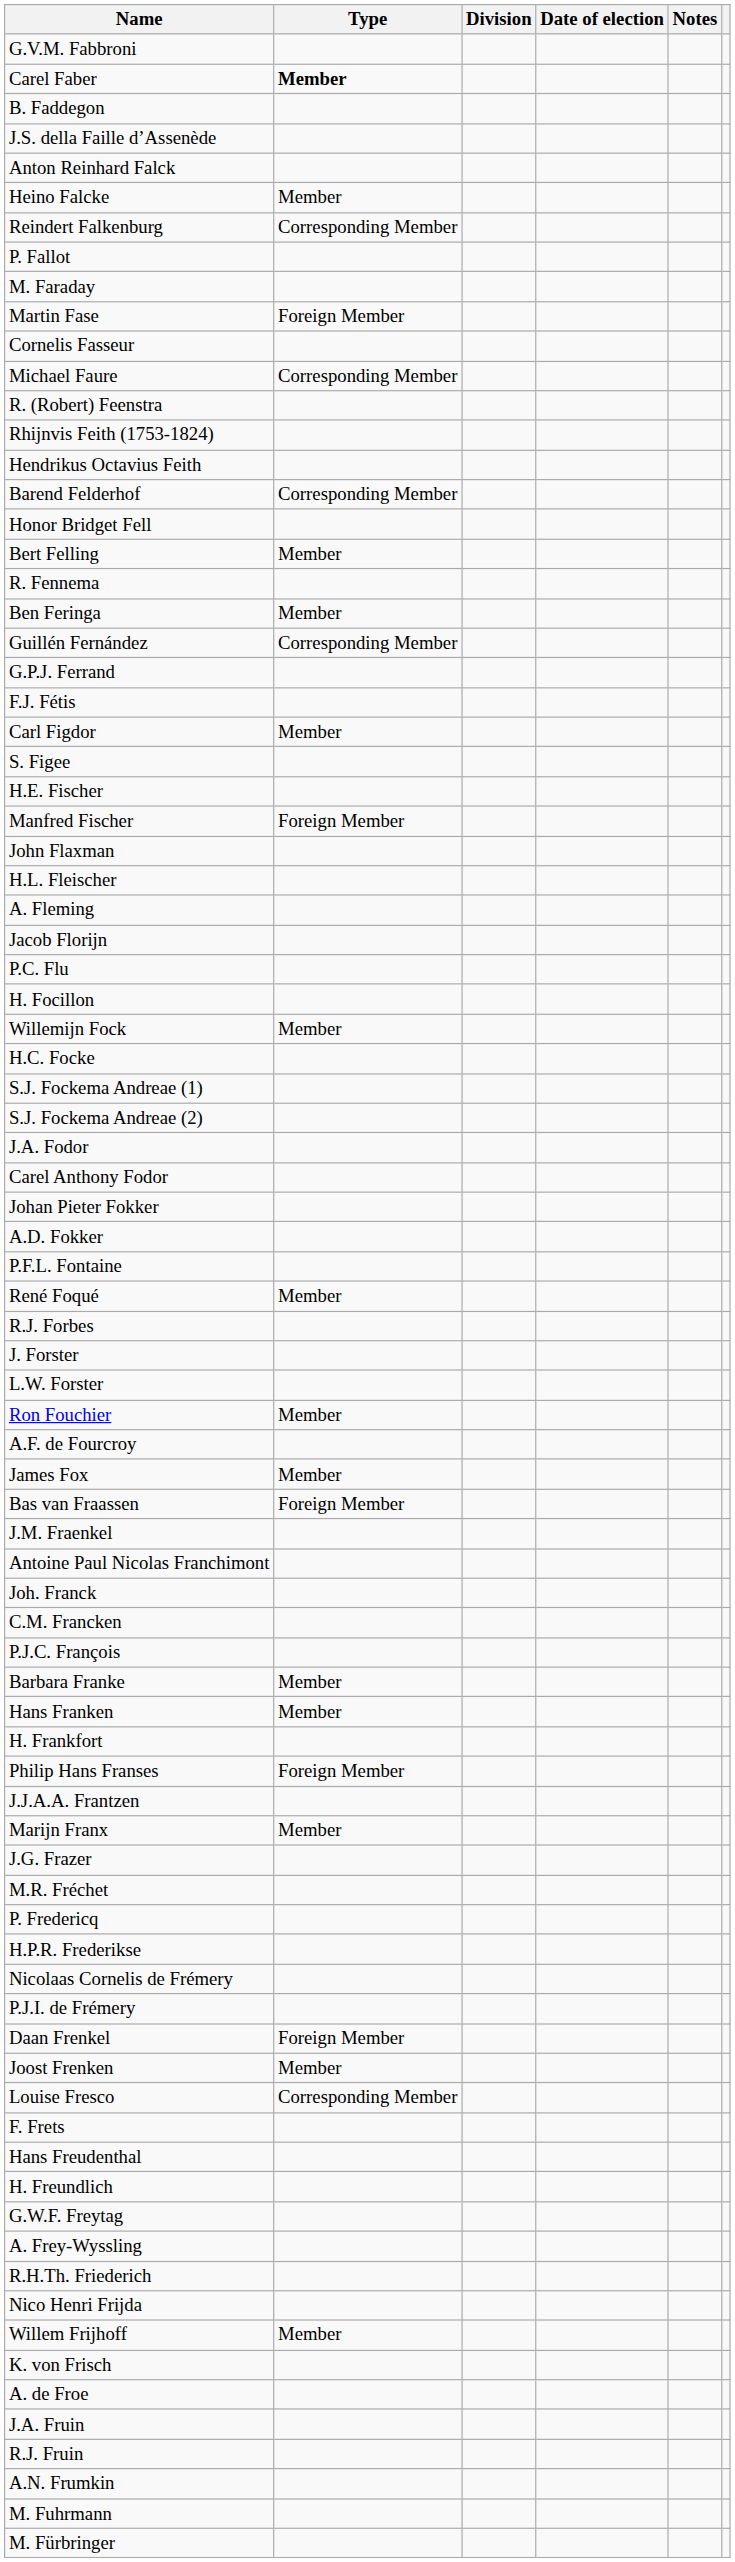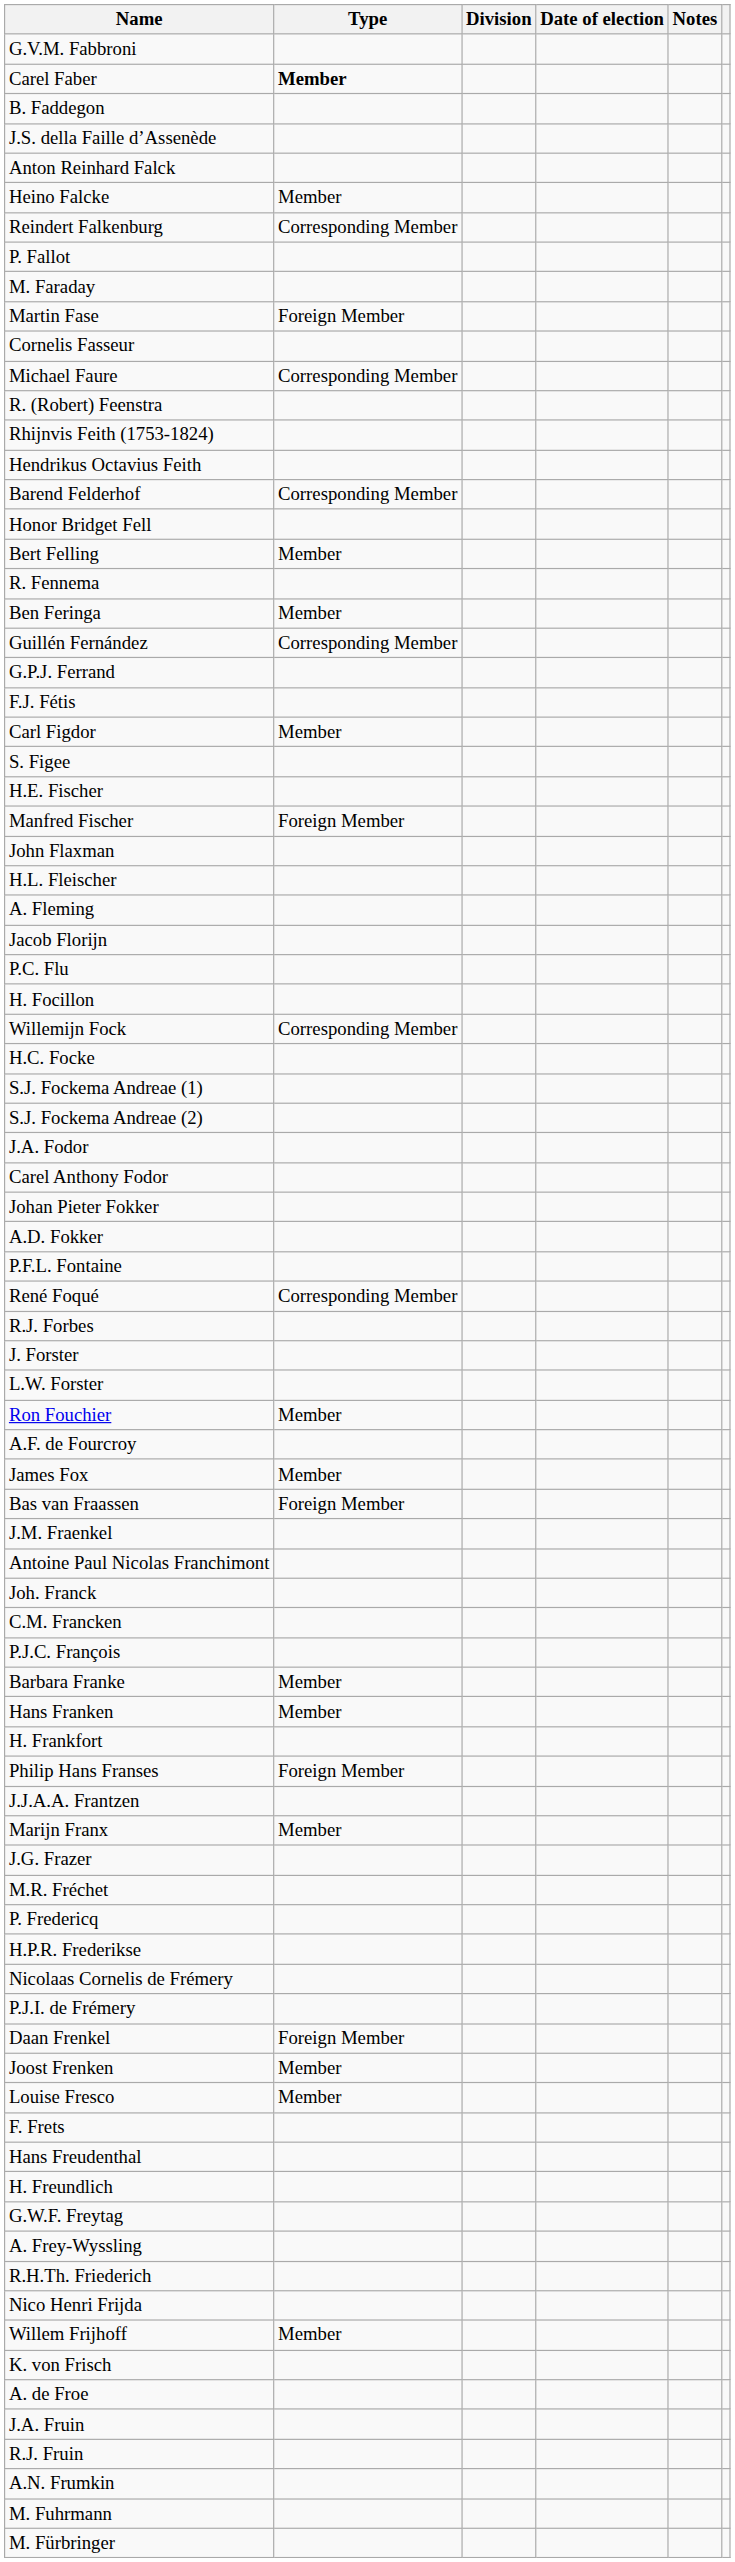(310, 1028) Member -> (368, 1028) Corresponding Member
(310, 1295) Member -> (368, 1295) Corresponding Member
(368, 2097) Corresponding Member -> (310, 2097) Member
